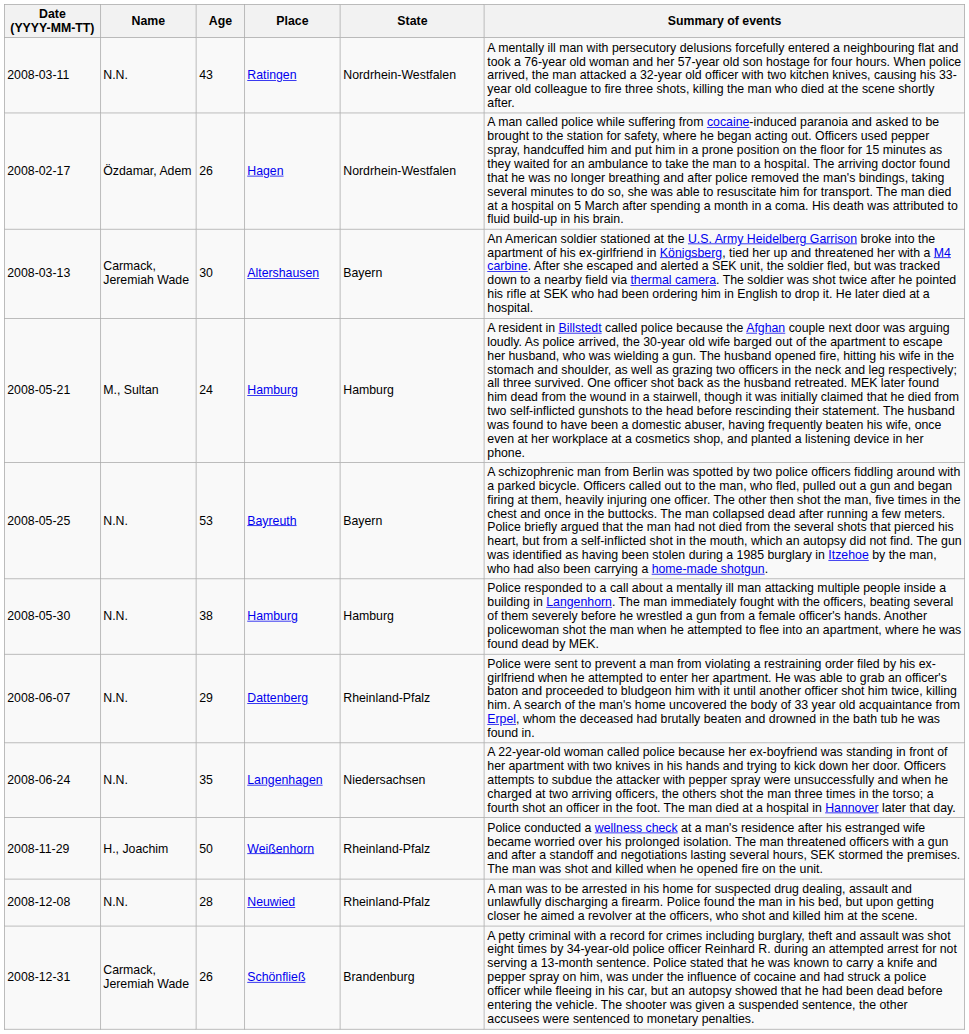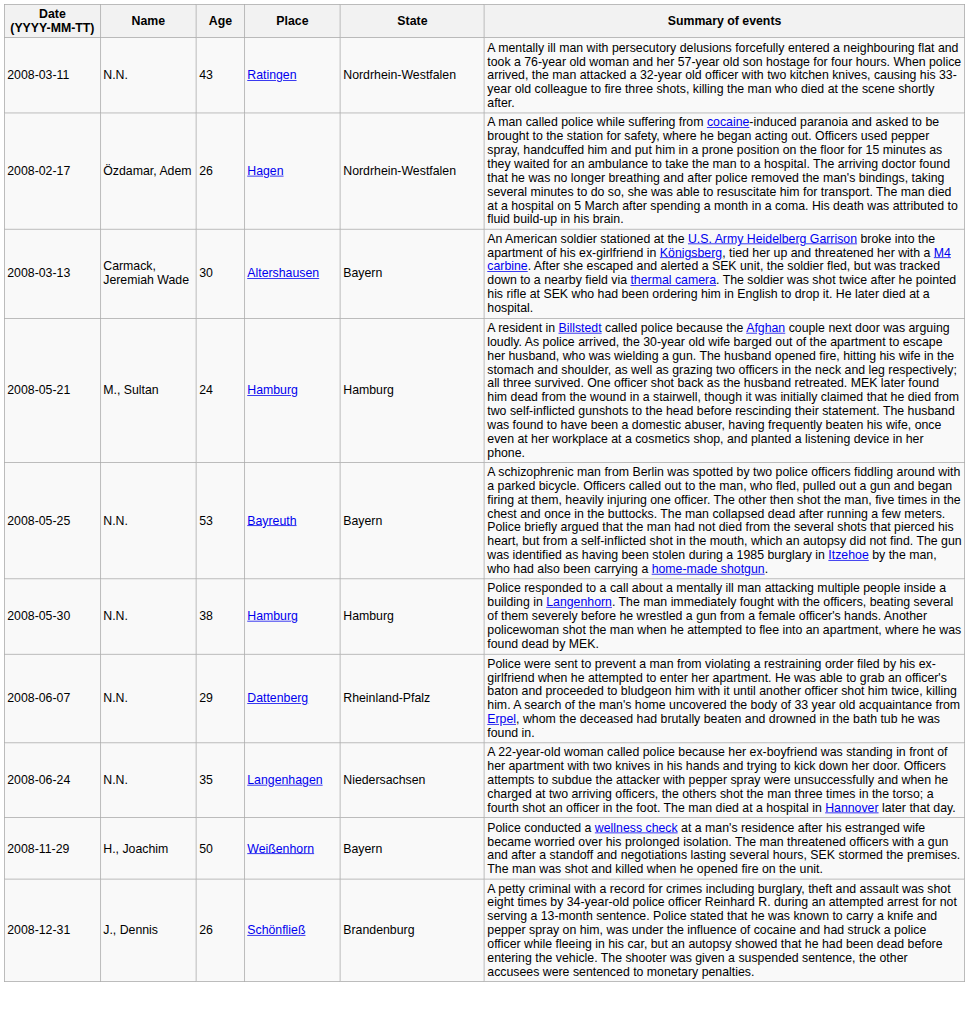(387, 848) Rheinland-Pfalz -> (363, 848) Bayern
- row: (39, 902)
(146, 977) Carmack, Jeremiah Wade -> (131, 930) J., Dennis
